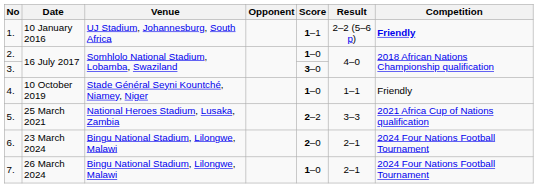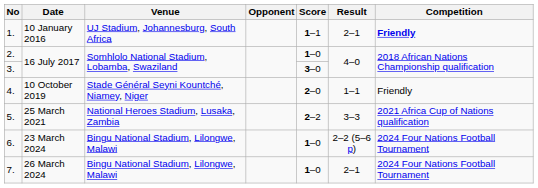(352, 33) 2–2 (5–6 p) -> (352, 33) 2–1
(313, 90) 1–0 -> (313, 90) 2–0
(313, 143) 2–0 -> (313, 143) 1–0
(352, 143) 2–1 -> (352, 143) 2–2 (5–6 p)
